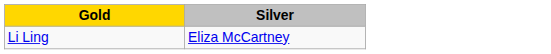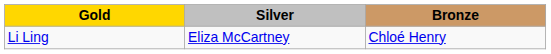+ column: (455, 15)
